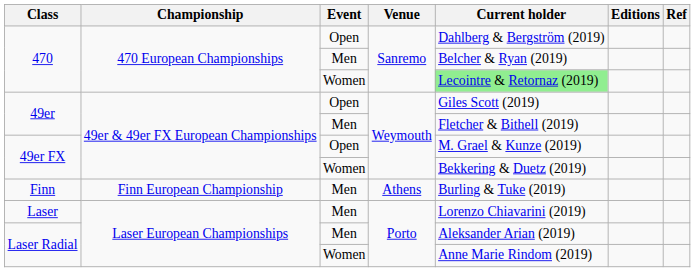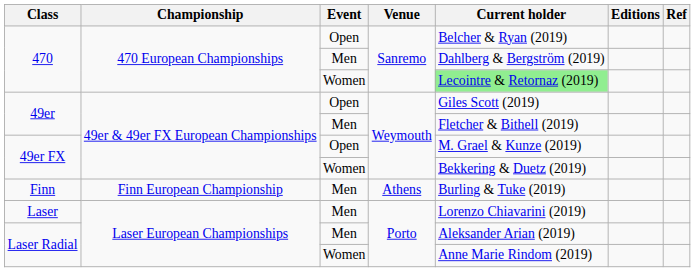(521, 37) Dahlberg & Bergström (2019) -> (503, 37) Belcher & Ryan (2019)
(503, 59) Belcher & Ryan (2019) -> (521, 59) Dahlberg & Bergström (2019)
